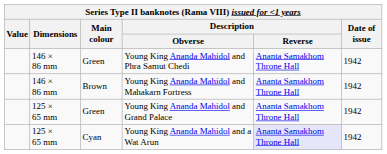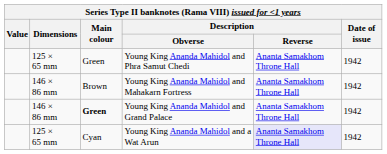(45, 61) 146 × 86 mm -> (45, 61) 125 × 65 mm
(45, 112) 125 × 65 mm -> (45, 112) 146 × 86 mm
(94, 112) normal -> (94, 112) bold
